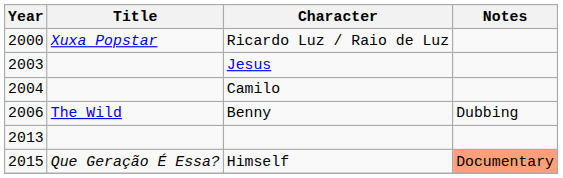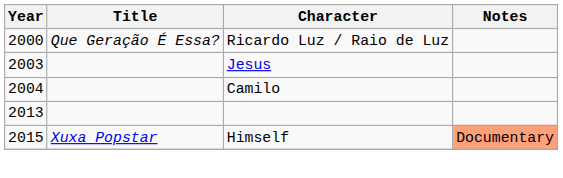(104, 41) Xuxa Popstar -> (135, 41) Que Geração É Essa?
- row: (26, 113)
(135, 162) Que Geração É Essa? -> (104, 137) Xuxa Popstar
